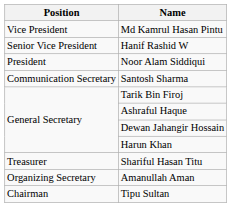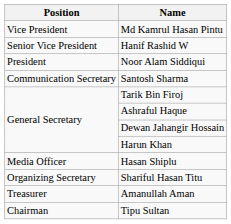+ row: (149, 161)
(27, 161) Treasurer -> (51, 177) Organizing Secretary
(51, 177) Organizing Secretary -> (27, 194) Treasurer
